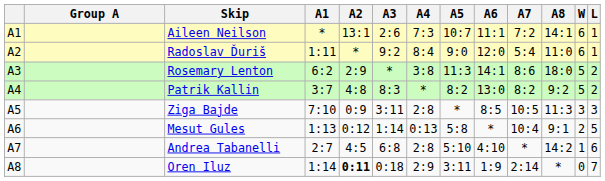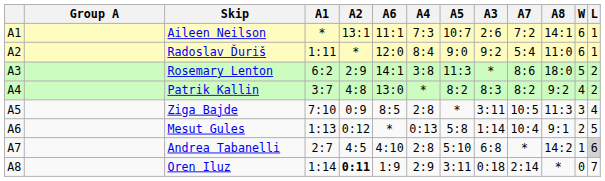columns swapped: (390, 14) <-> (491, 14)
(582, 90) 5 -> (582, 90) 4
(594, 109) 3 -> (594, 109) 4
(594, 147) no background -> (594, 147) lightgrey background
